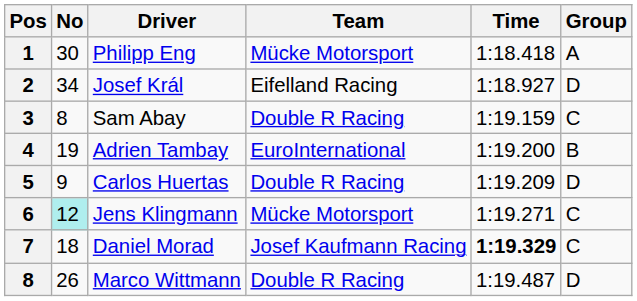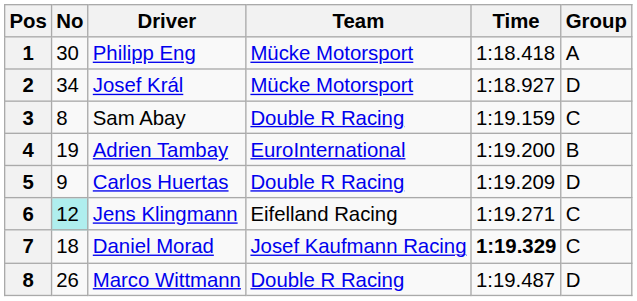(324, 85) Eifelland Racing -> (332, 85) Mücke Motorsport
(332, 214) Mücke Motorsport -> (324, 214) Eifelland Racing
